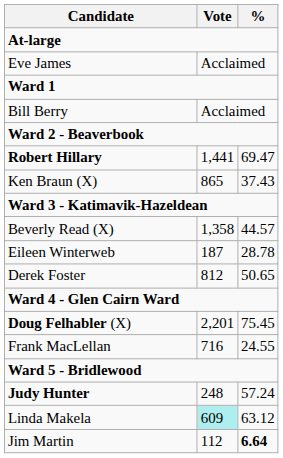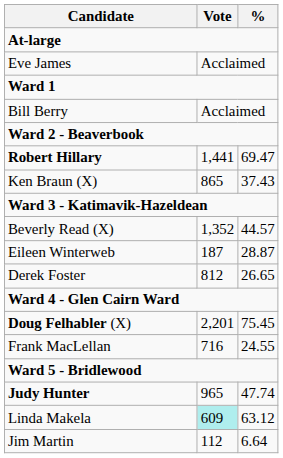(217, 228) 1,358 -> (217, 228) 1,352
(258, 252) 28.78 -> (258, 252) 28.87
(258, 275) 50.65 -> (258, 275) 26.65
(212, 393) 248 -> (212, 393) 965
(258, 393) 57.24 -> (258, 393) 47.74
(254, 441) bold -> (254, 441) normal
